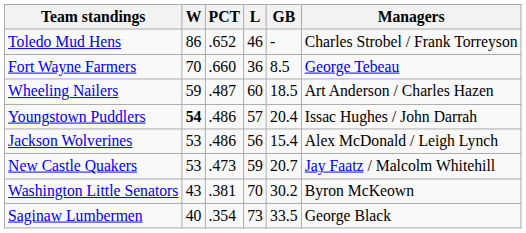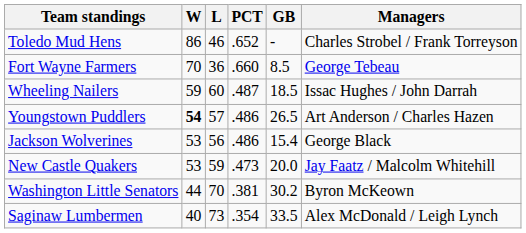columns swapped: (255, 16) <-> (224, 16)
(399, 91) Art Anderson / Charles Hazen -> (391, 91) Issac Hughes / John Darrah
(284, 116) 20.4 -> (284, 116) 26.5
(391, 116) Issac Hughes / John Darrah -> (399, 116) Art Anderson / Charles Hazen
(401, 141) Alex McDonald / Leigh Lynch -> (348, 141) George Black
(284, 166) 20.7 -> (284, 166) 20.0
(193, 191) 43 -> (193, 191) 44
(348, 215) George Black -> (401, 215) Alex McDonald / Leigh Lynch
